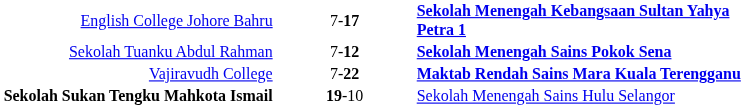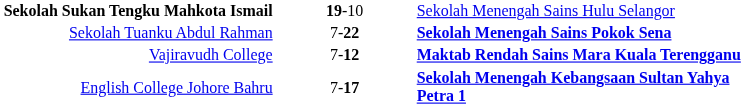rows swapped: (177, 20) <-> (138, 96)
(345, 52) 7-12 -> (345, 33) 7-22
(345, 74) 7-22 -> (345, 55) 7-12
